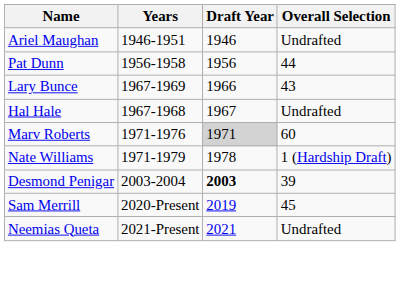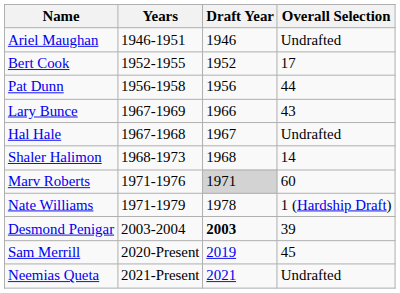+ row: (39, 63)
+ row: (55, 157)
